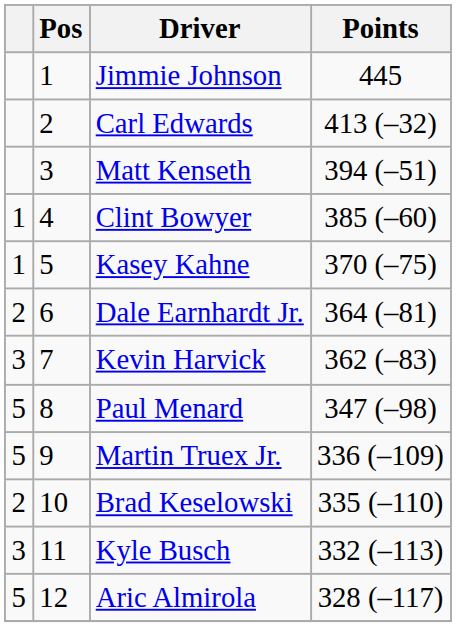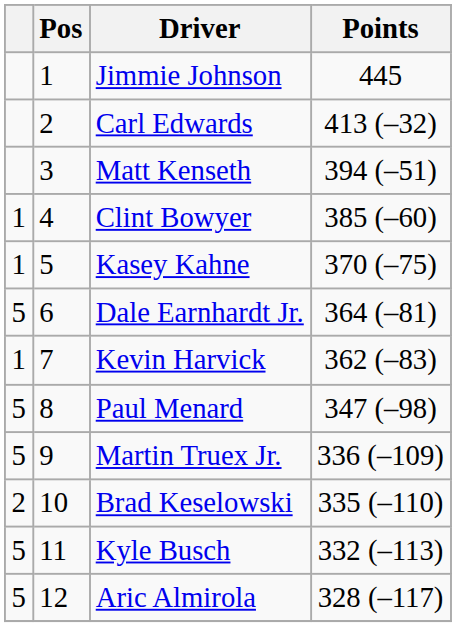(19, 312) 2 -> (19, 312) 5
(19, 359) 3 -> (19, 359) 1
(19, 549) 3 -> (19, 549) 5
